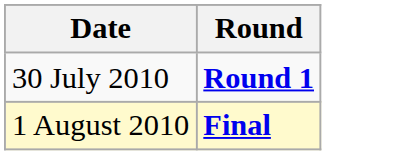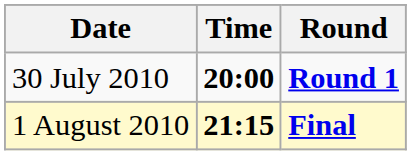+ column: (239, 28)
